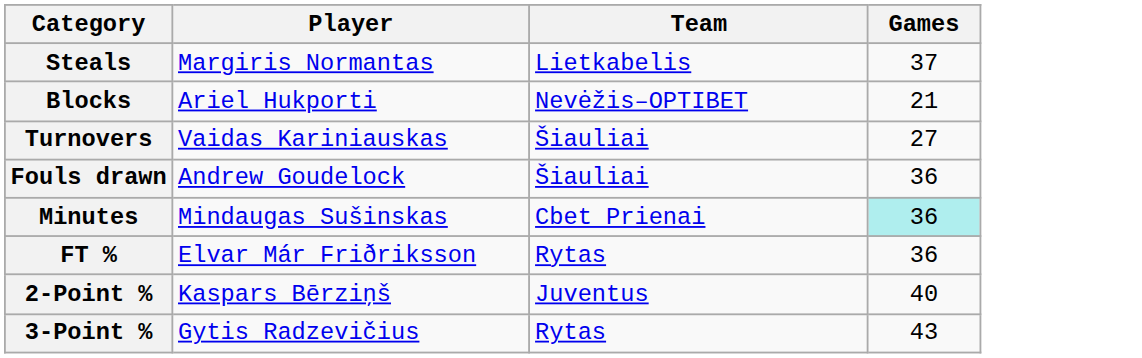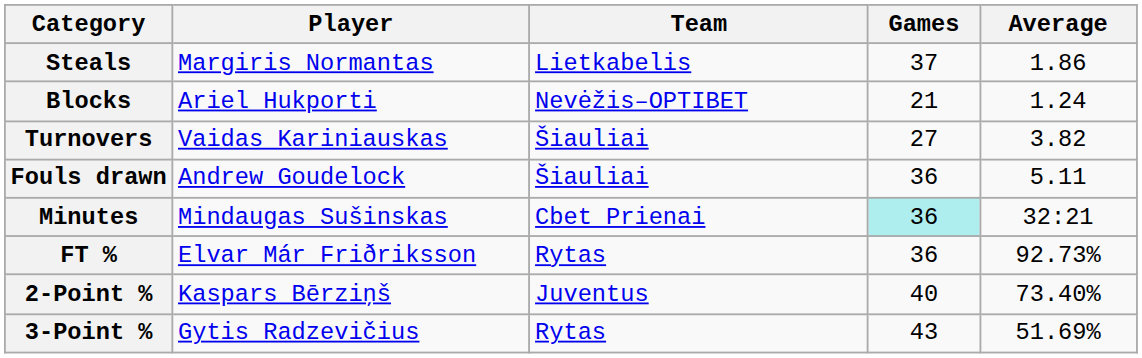+ column: (1058, 24)
